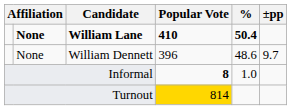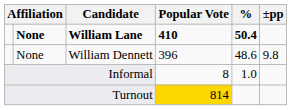(271, 54) 9.7 -> (271, 54) 9.8
(226, 74) bold -> (226, 74) normal
